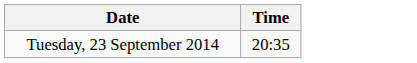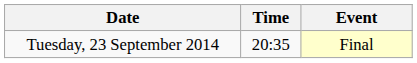+ column: (356, 17)
